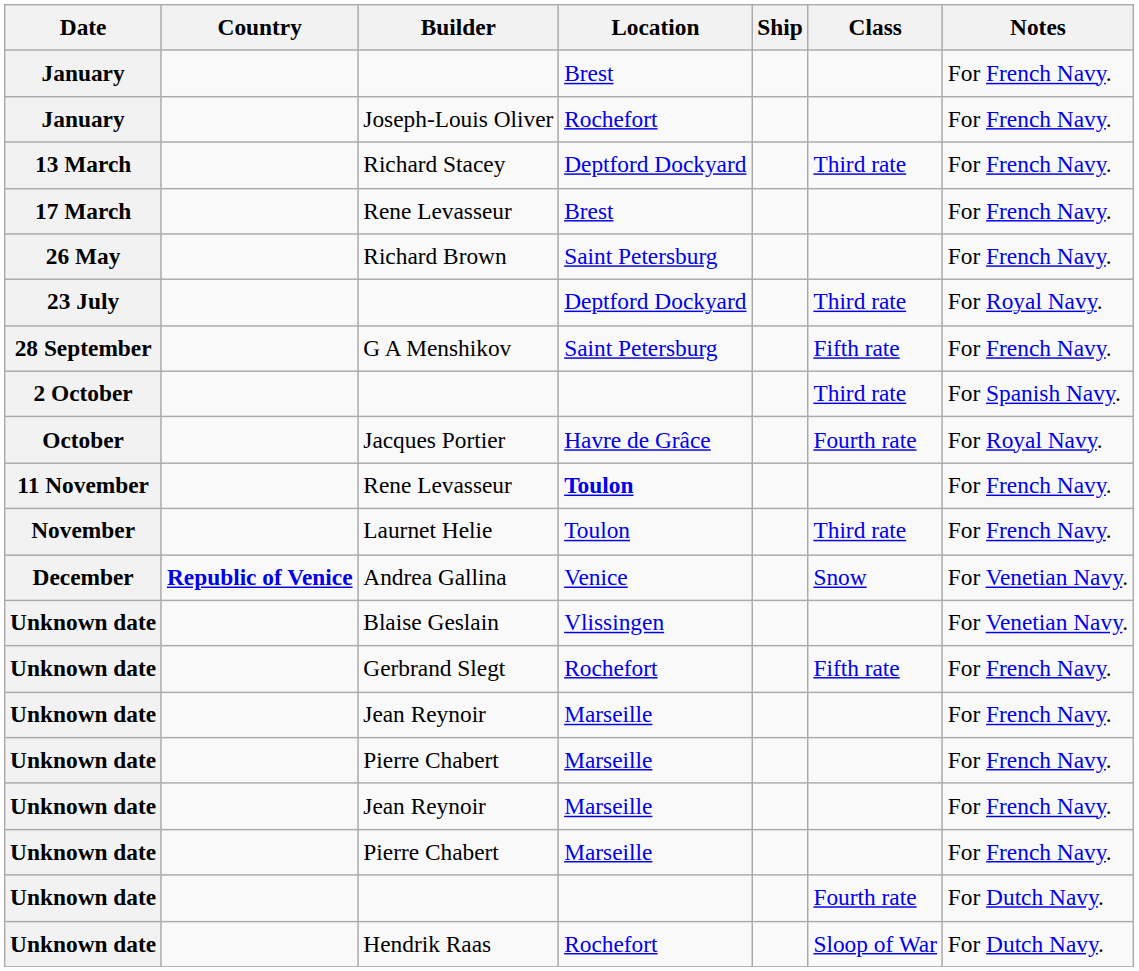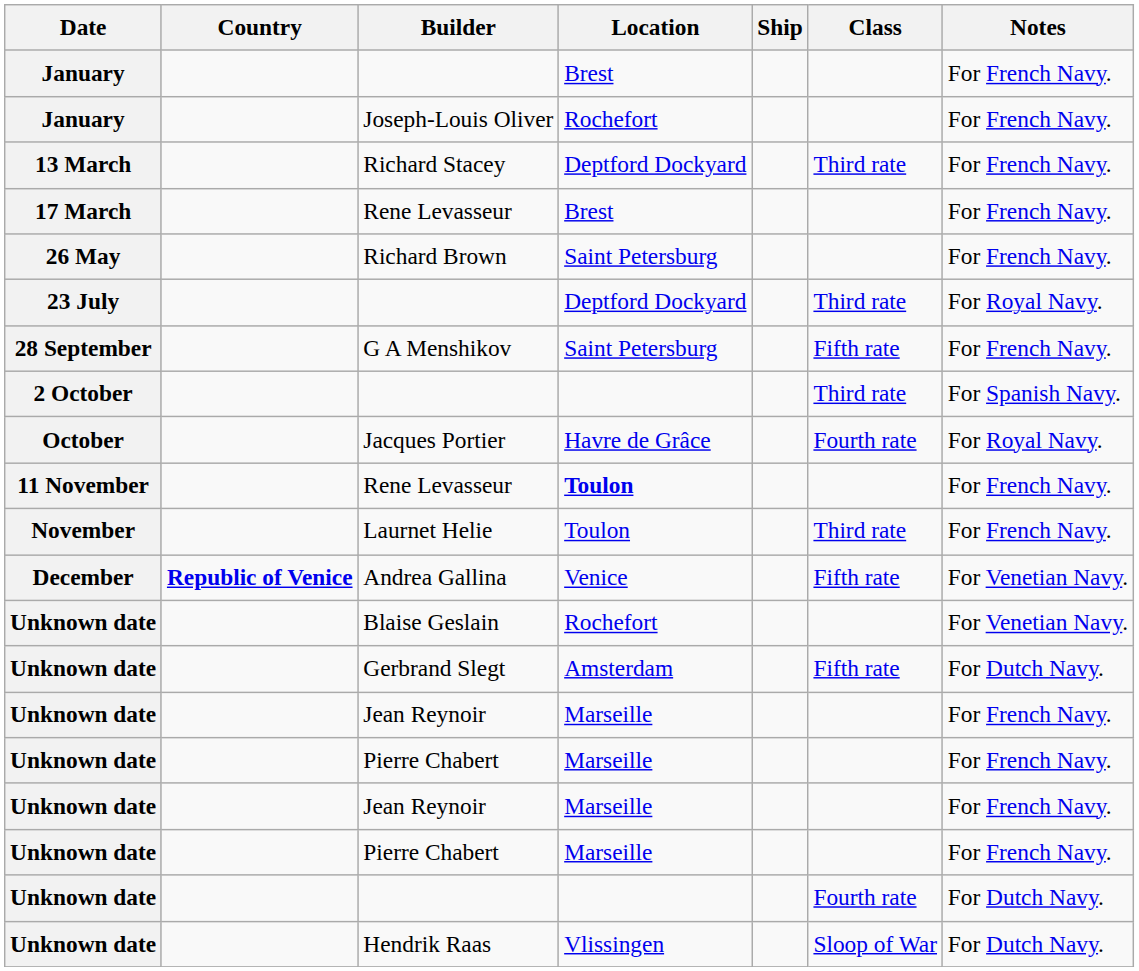(840, 577) Snow -> (857, 577) Fifth rate
(614, 622) Vlissingen -> (611, 622) Rochefort
(611, 668) Rochefort -> (619, 668) Amsterdam
(1030, 668) For French Navy. -> (1026, 668) For Dutch Navy.
(611, 943) Rochefort -> (614, 943) Vlissingen
